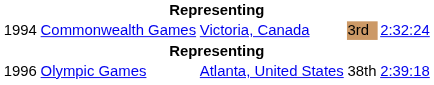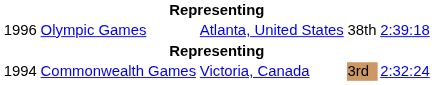rows swapped: (118, 30) <-> (94, 71)
